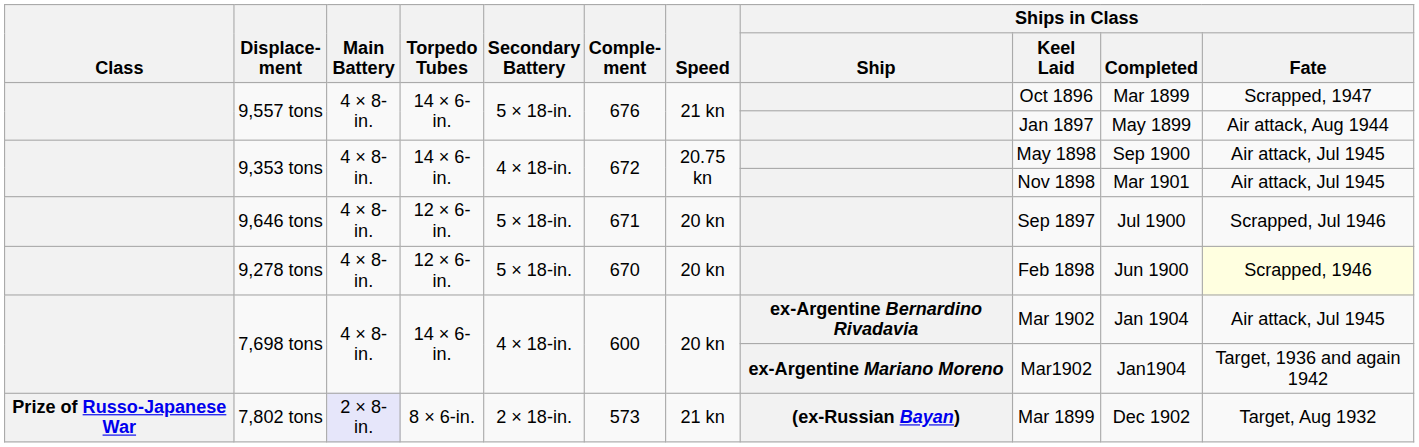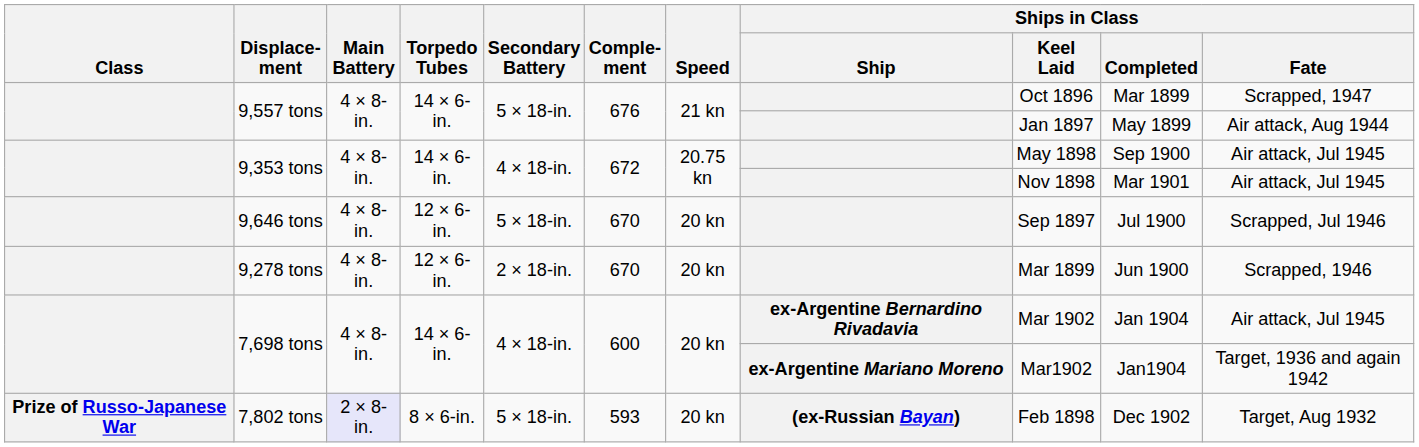(625, 221) 671 -> (625, 221) 670
(534, 270) 5 × 18-in. -> (534, 270) 2 × 18-in.
(1056, 270) Feb 1898 -> (1056, 270) Mar 1899
(1308, 270) lightyellow background -> (1308, 270) no background
(534, 417) 2 × 18-in. -> (534, 417) 5 × 18-in.
(625, 417) 573 -> (625, 417) 593
(703, 417) 21 kn -> (703, 417) 20 kn
(1056, 417) Mar 1899 -> (1056, 417) Feb 1898
